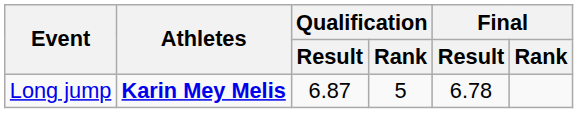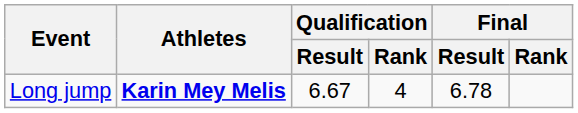(330, 91) 6.87 -> (330, 91) 6.67
(401, 91) 5 -> (401, 91) 4
